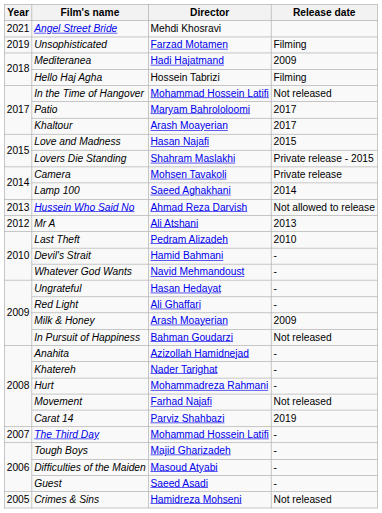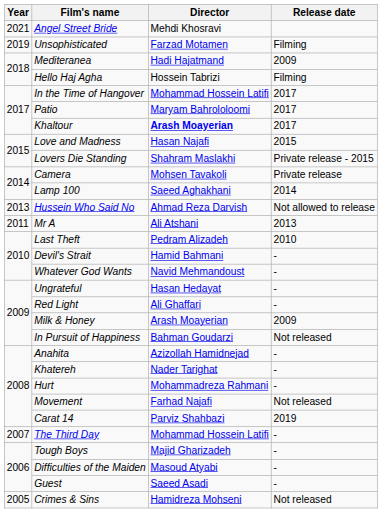(303, 93) Not released -> (285, 93) 2017
(189, 126) normal -> (192, 126) bold
(18, 223) 2012 -> (18, 223) 2011
